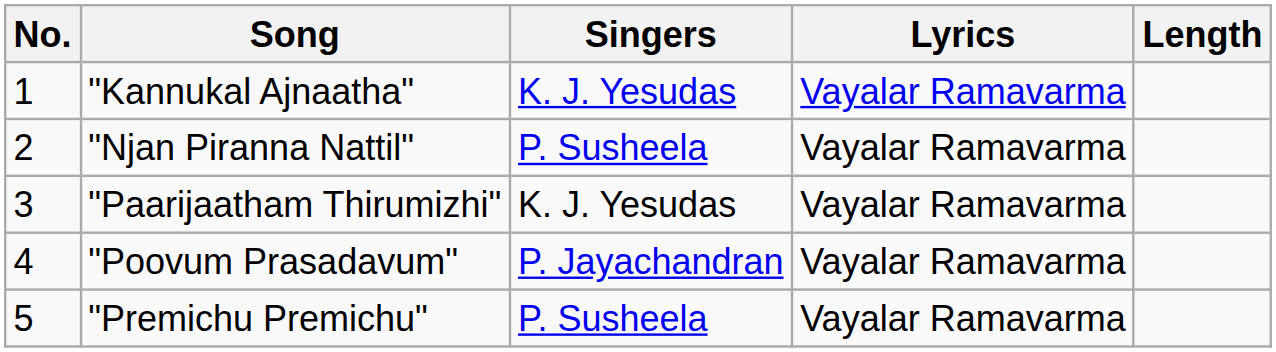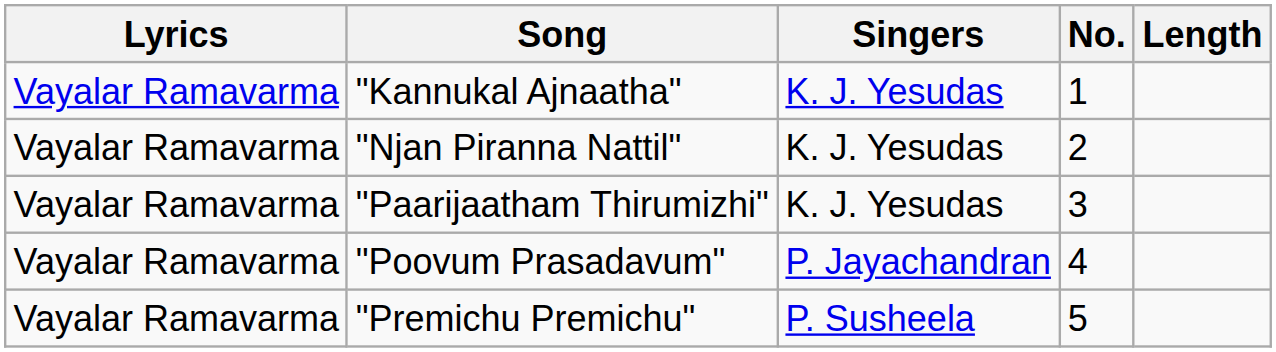columns swapped: (43, 34) <-> (963, 34)
(613, 148) P. Susheela -> (895, 148) K. J. Yesudas
